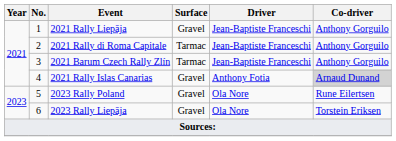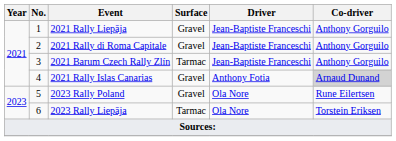(191, 45) Tarmac -> (191, 45) Gravel
(191, 110) Gravel -> (191, 110) Tarmac
